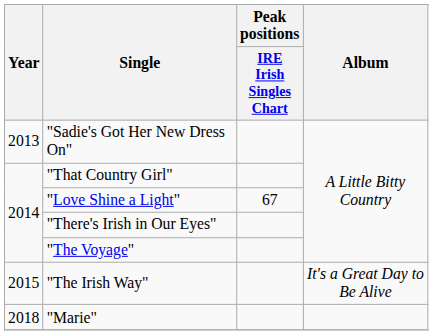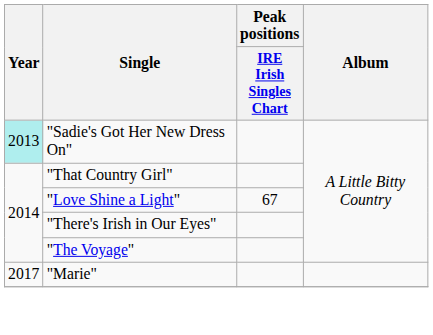(24, 141) no background -> (24, 141) paleturquoise background
- row: (98, 283)
(24, 317) 2018 -> (24, 274) 2017
